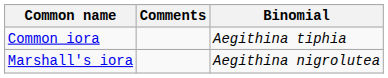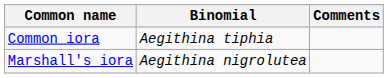columns swapped: (297, 16) <-> (173, 16)
